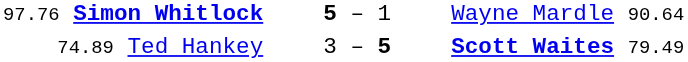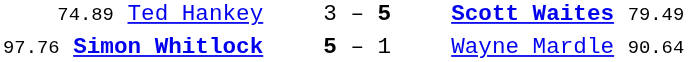rows swapped: (133, 14) <-> (160, 47)
